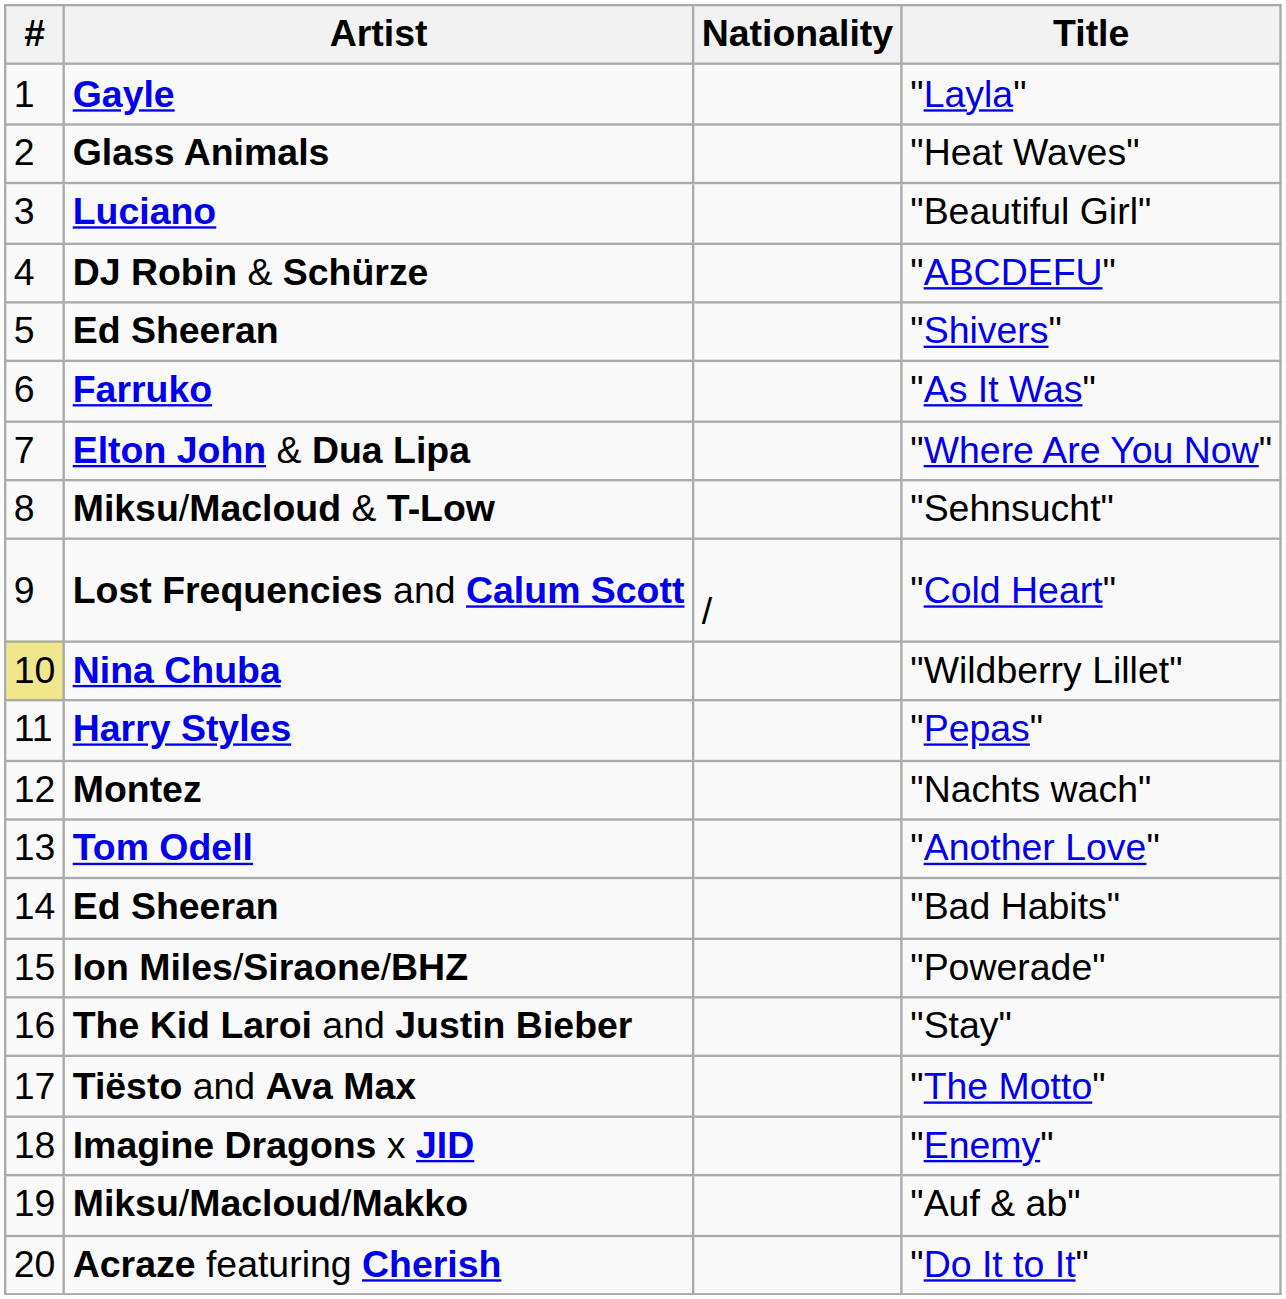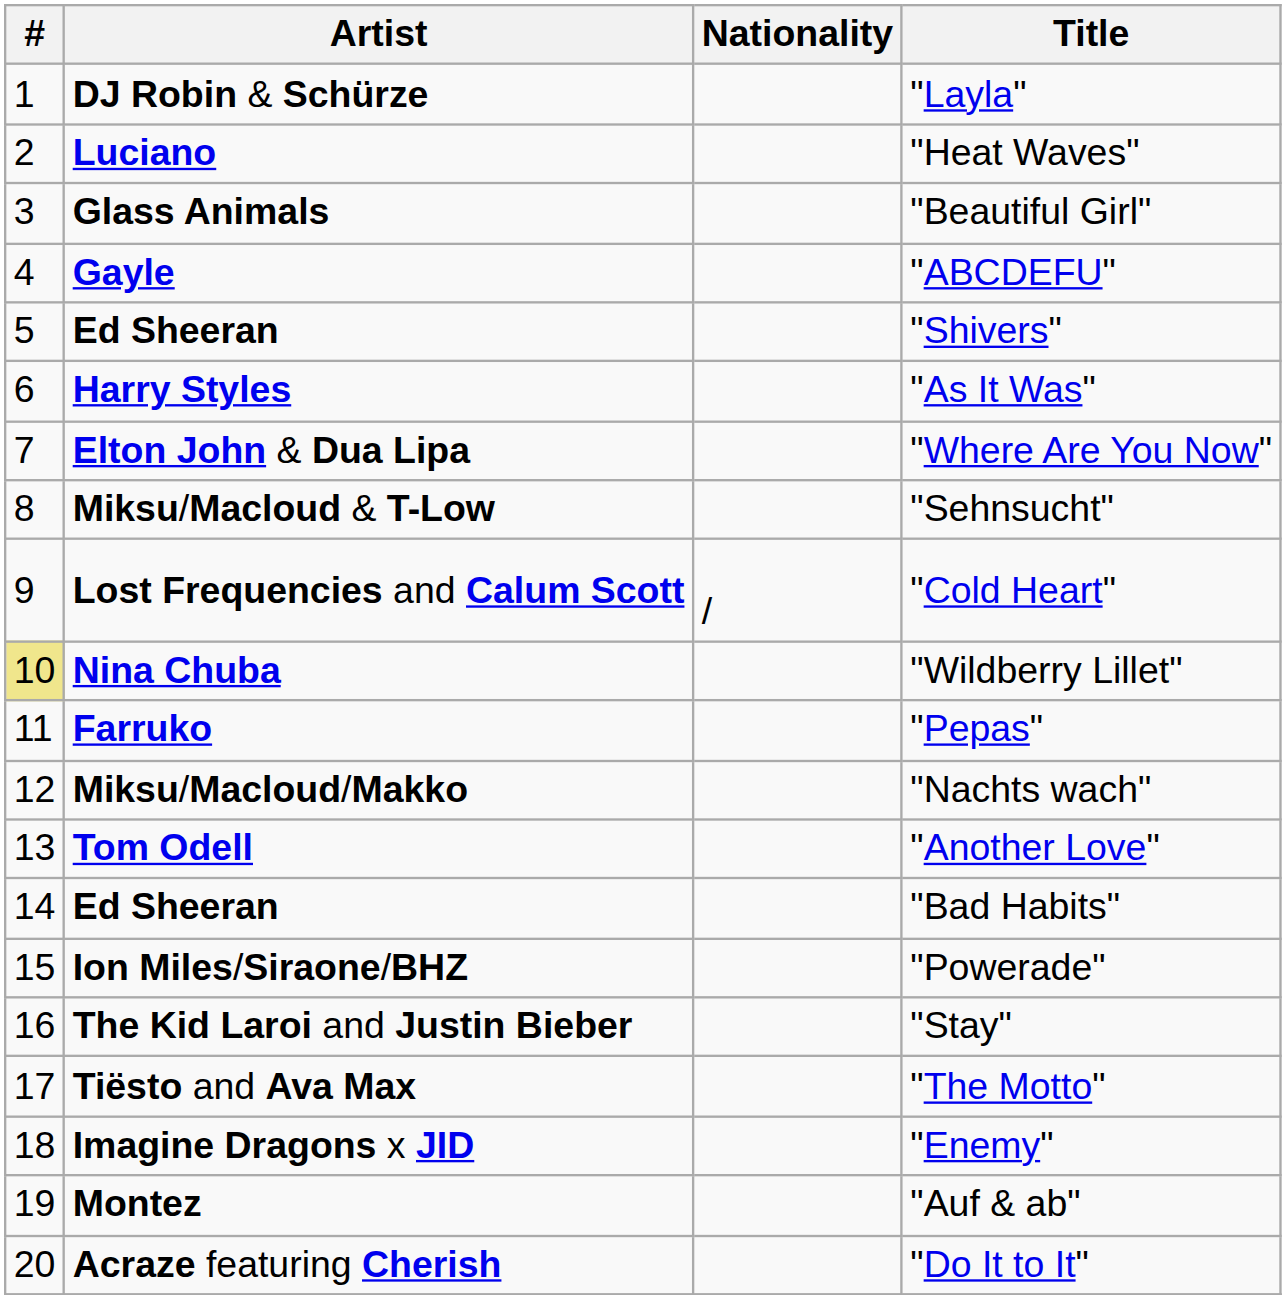(124, 93) Gayle -> (251, 93) DJ Robin & Schürze
(201, 152) Glass Animals -> (144, 152) Luciano
(144, 212) Luciano -> (201, 212) Glass Animals
(251, 271) DJ Robin & Schürze -> (124, 271) Gayle
(142, 390) Farruko -> (182, 390) Harry Styles
(182, 729) Harry Styles -> (142, 729) Farruko
(137, 788) Montez -> (270, 788) Miksu/Macloud/Makko
(270, 1204) Miksu/Macloud/Makko -> (137, 1204) Montez
